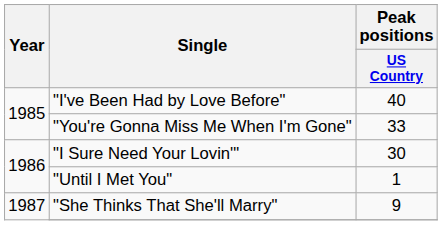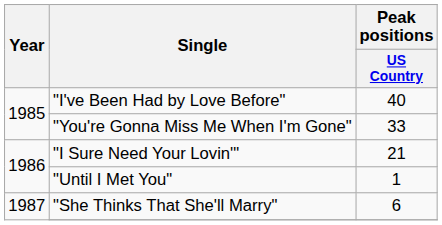(396, 153) 30 -> (396, 153) 21
(396, 206) 9 -> (396, 206) 6
